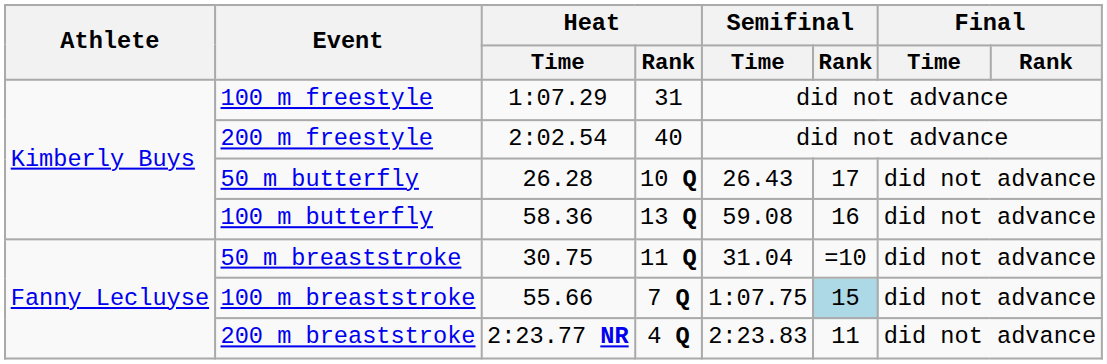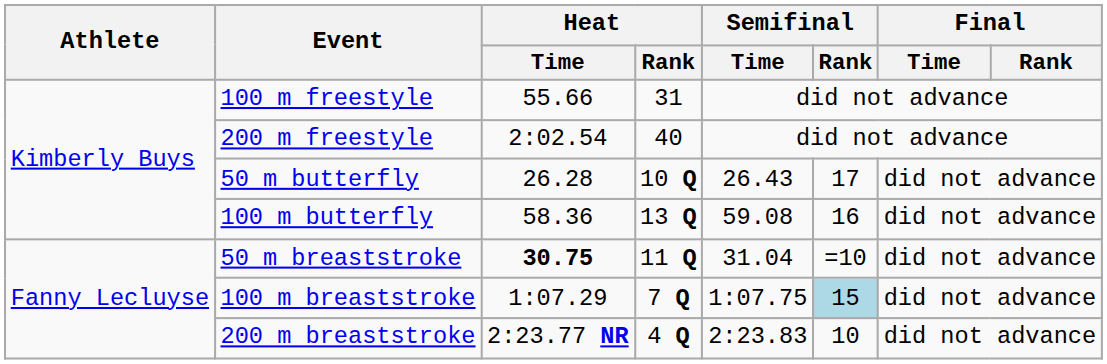(558, 99) 1:07.29 -> (558, 99) 55.66
(558, 258) normal -> (558, 258) bold
(558, 298) 55.66 -> (558, 298) 1:07.29
(846, 338) 11 -> (846, 338) 10
